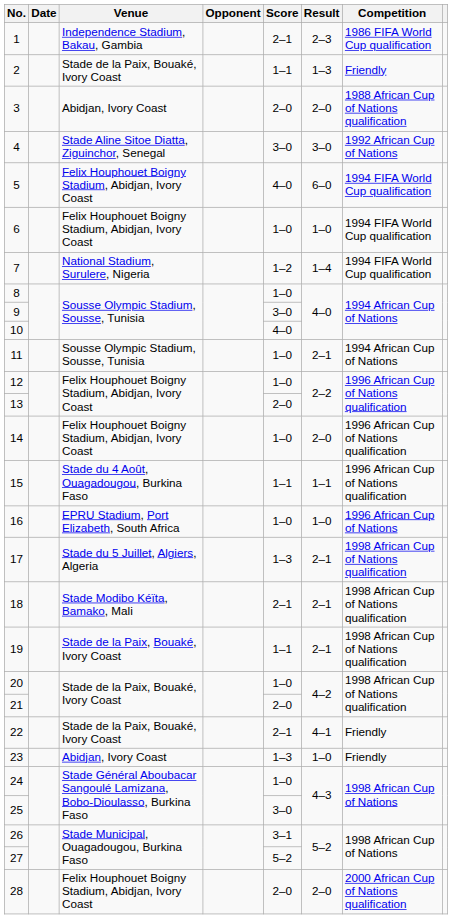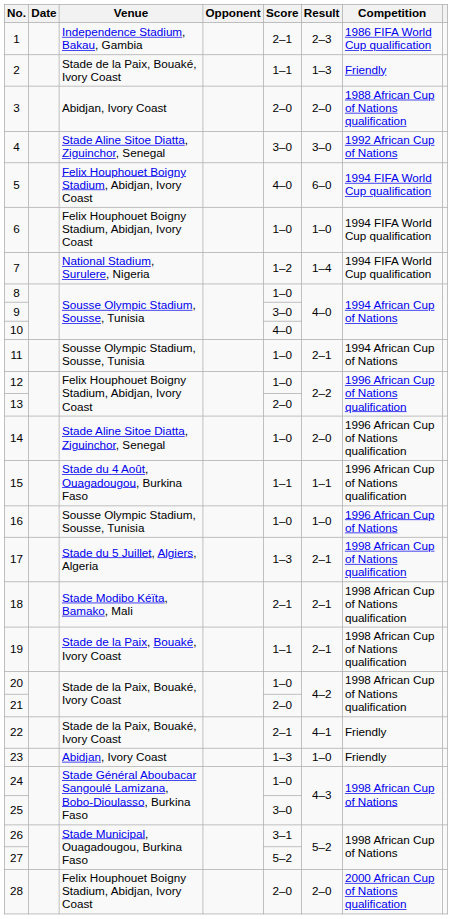(124, 438) Felix Houphouet Boigny Stadium, Abidjan, Ivory Coast -> (125, 438) Stade Aline Sitoe Diatta, Ziguinchor, Senegal
(121, 521) EPRU Stadium, Port Elizabeth, South Africa -> (129, 521) Sousse Olympic Stadium, Sousse, Tunisia
